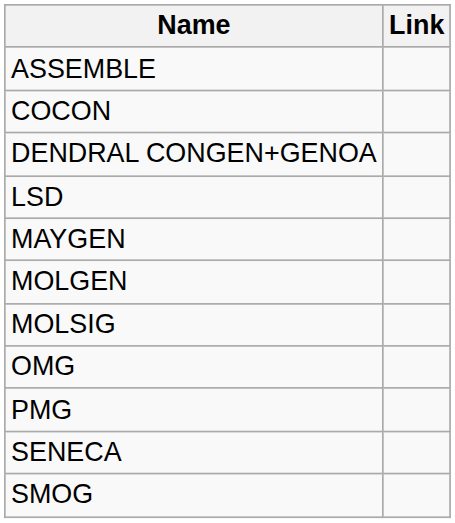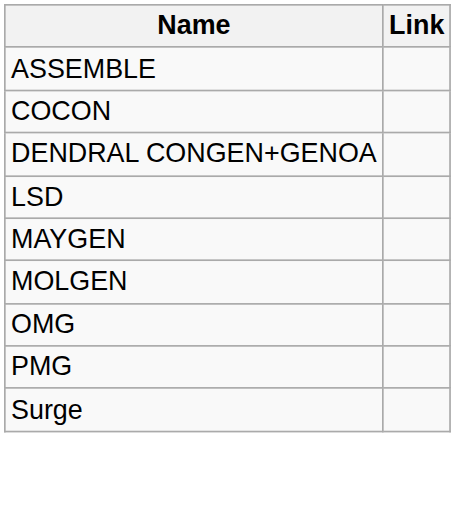- row: (63, 324)
- row: (66, 452)
- row: (52, 494)
+ row: (47, 409)
